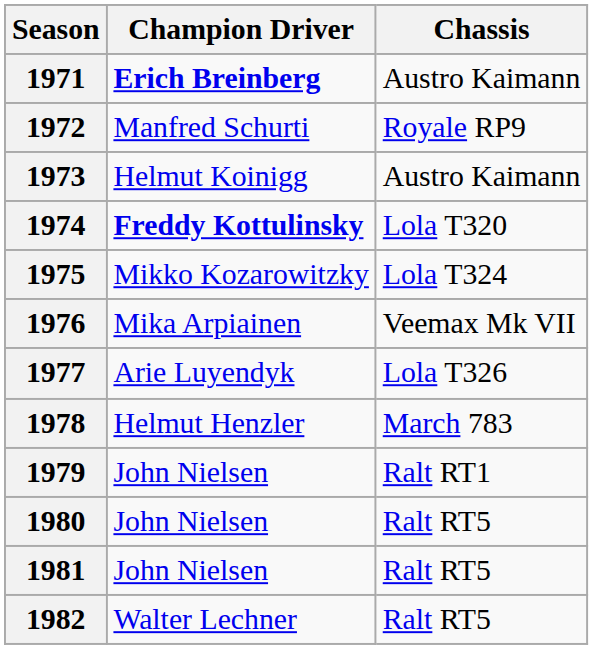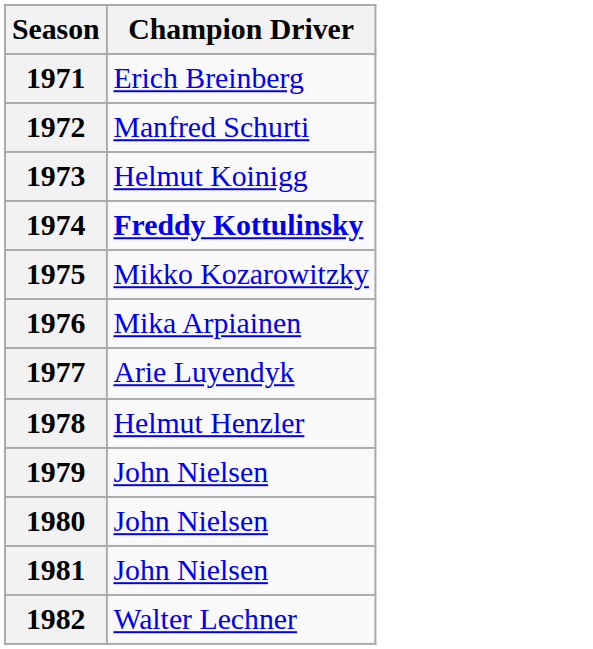- column: (482, 29)
(217, 78) bold -> (209, 78) normal
